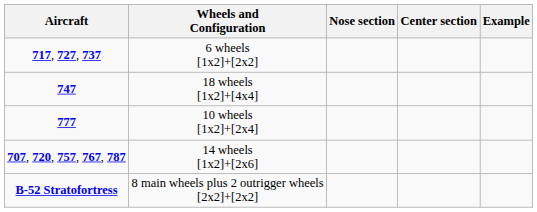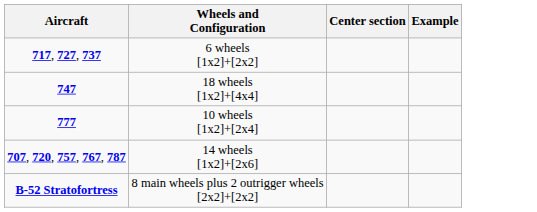- column: (362, 21)
